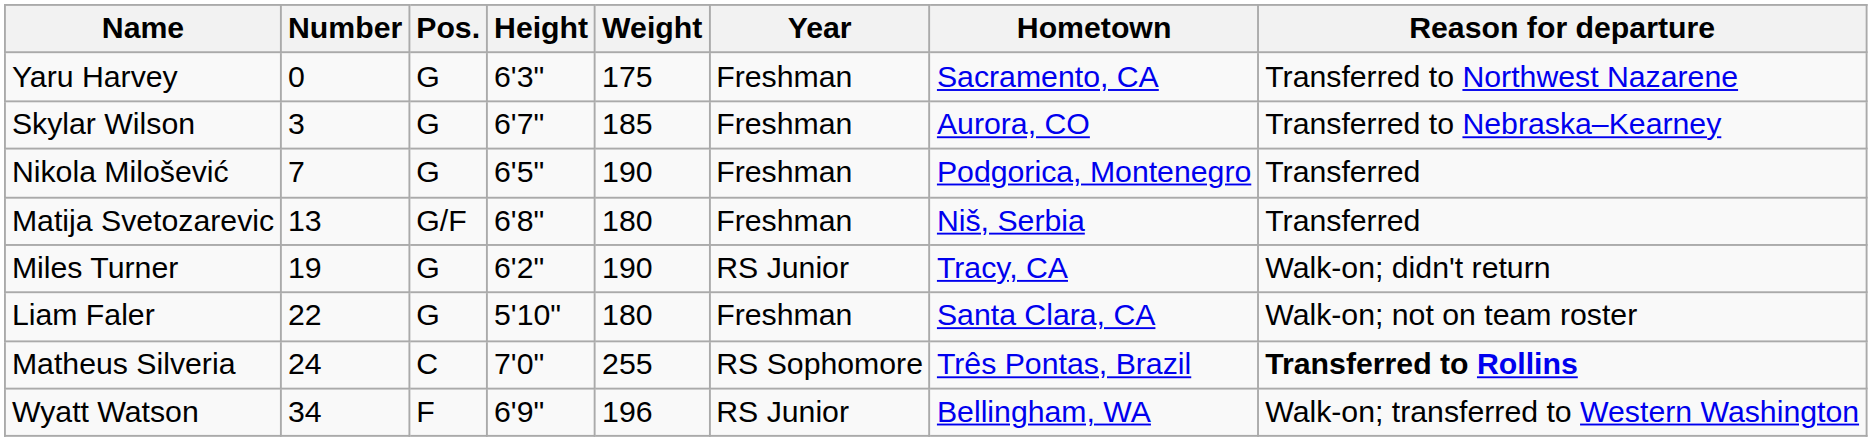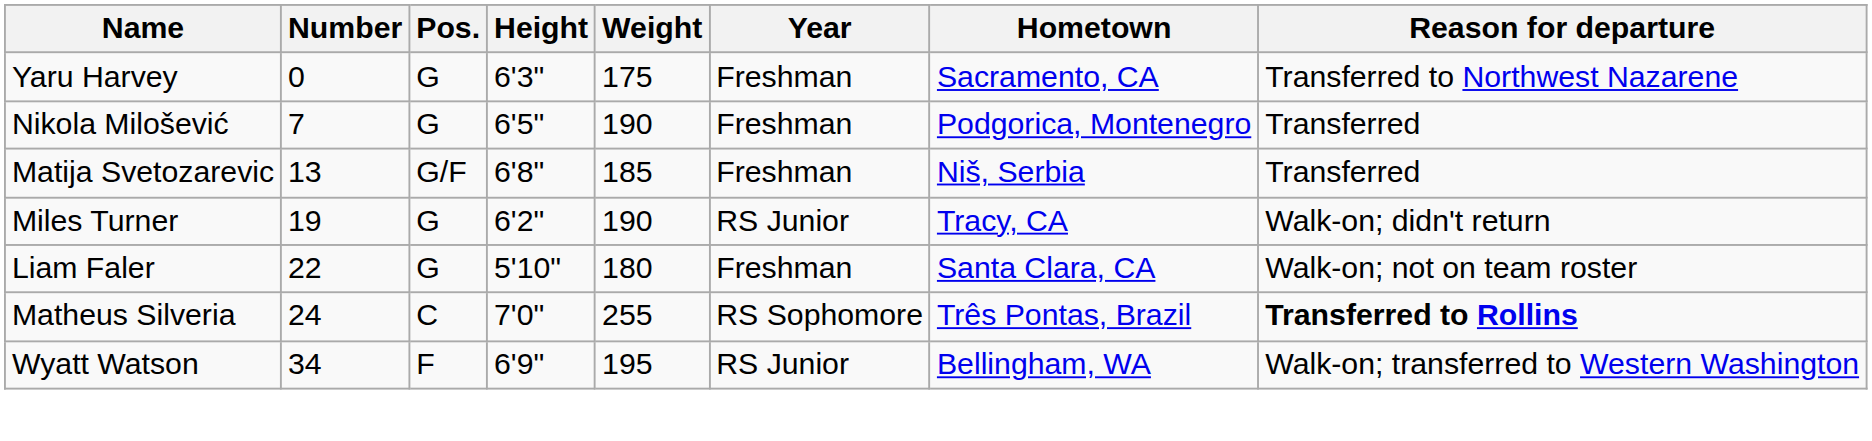- row: (103, 124)
(627, 220) 180 -> (627, 172) 185
(627, 412) 196 -> (627, 364) 195
